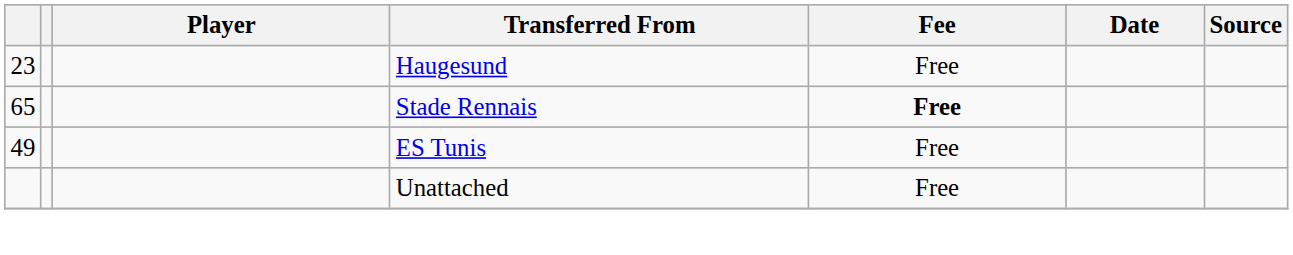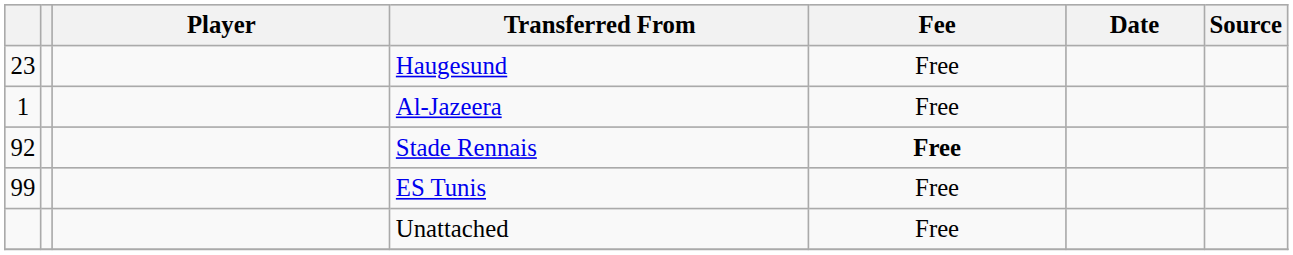+ row: (449, 106)
(23, 106) 65 -> (23, 147) 92
(23, 147) 49 -> (23, 188) 99
